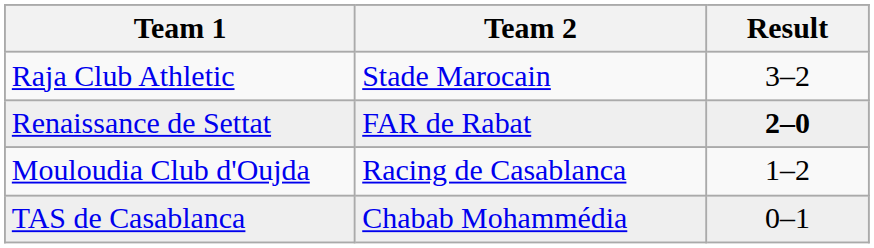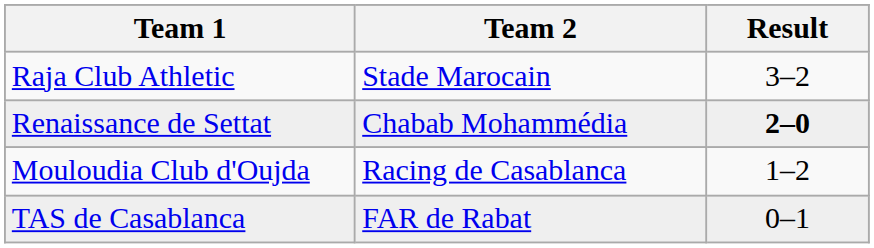(447, 123) FAR de Rabat -> (495, 123) Chabab Mohammédia
(495, 218) Chabab Mohammédia -> (447, 218) FAR de Rabat
